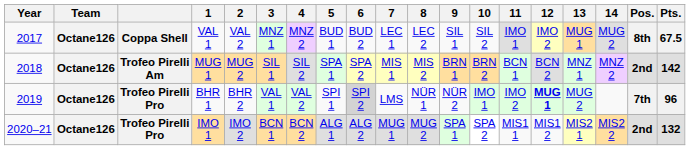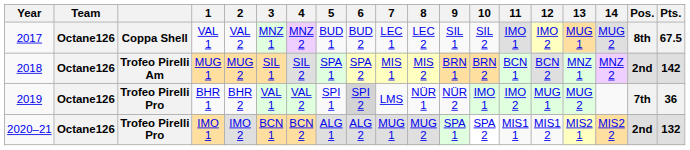(547, 99) bold -> (547, 99) normal
(671, 99) 96 -> (671, 99) 36
